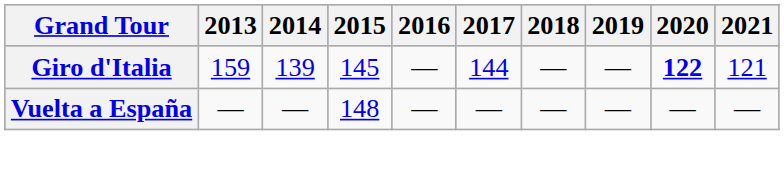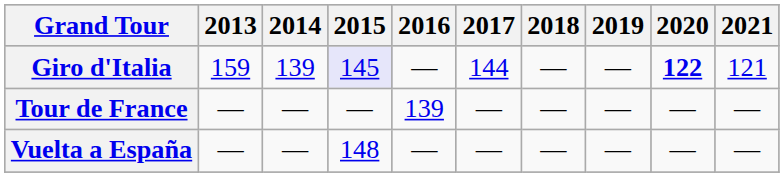(360, 66) no background -> (360, 66) lavender background
+ row: (102, 108)
